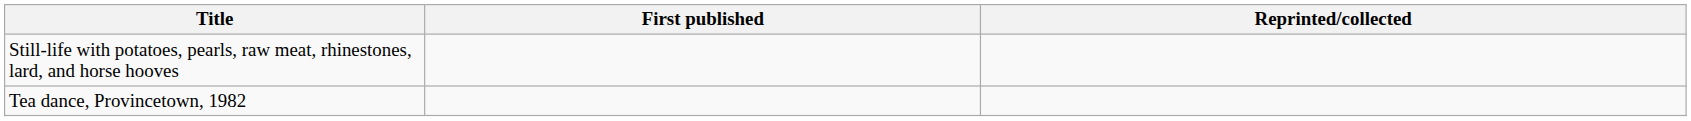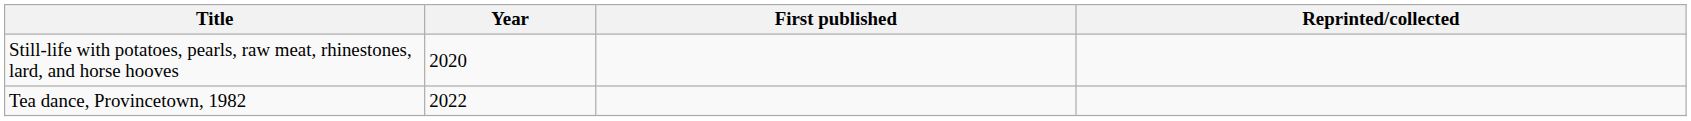+ column: (510, 19)
